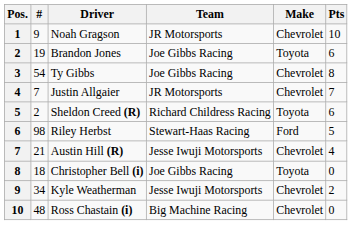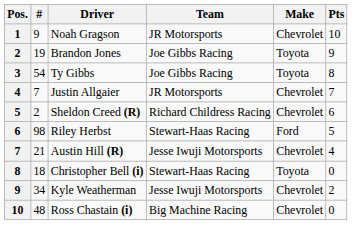(331, 53) 6 -> (331, 53) 9
(300, 73) Chevrolet -> (293, 73) Toyota
(293, 112) Toyota -> (300, 112) Chevrolet
(191, 170) Joe Gibbs Racing -> (199, 170) Stewart-Haas Racing
